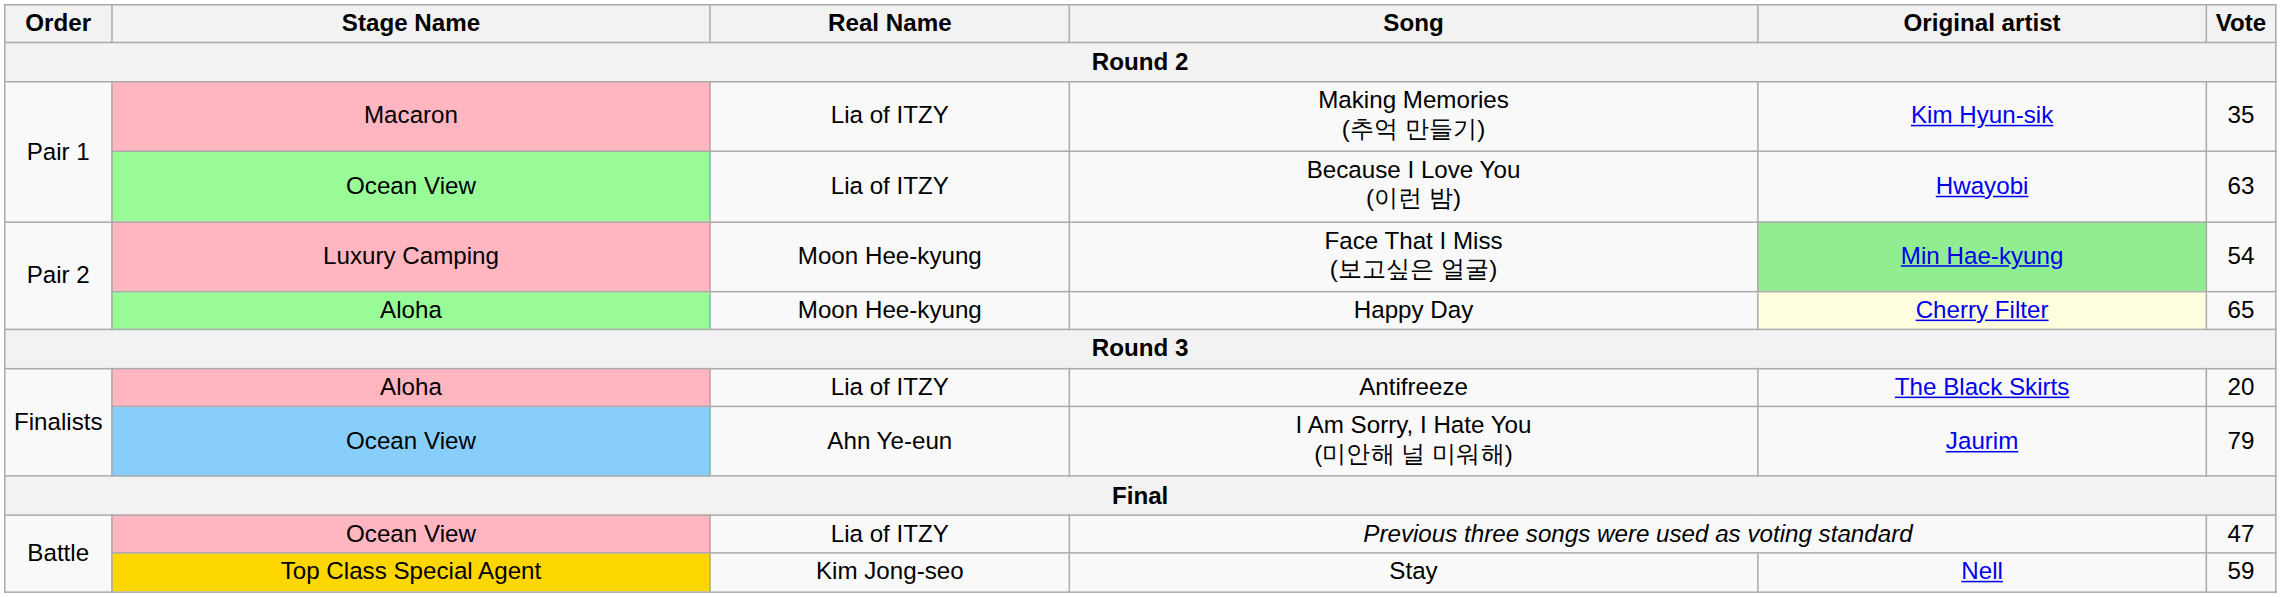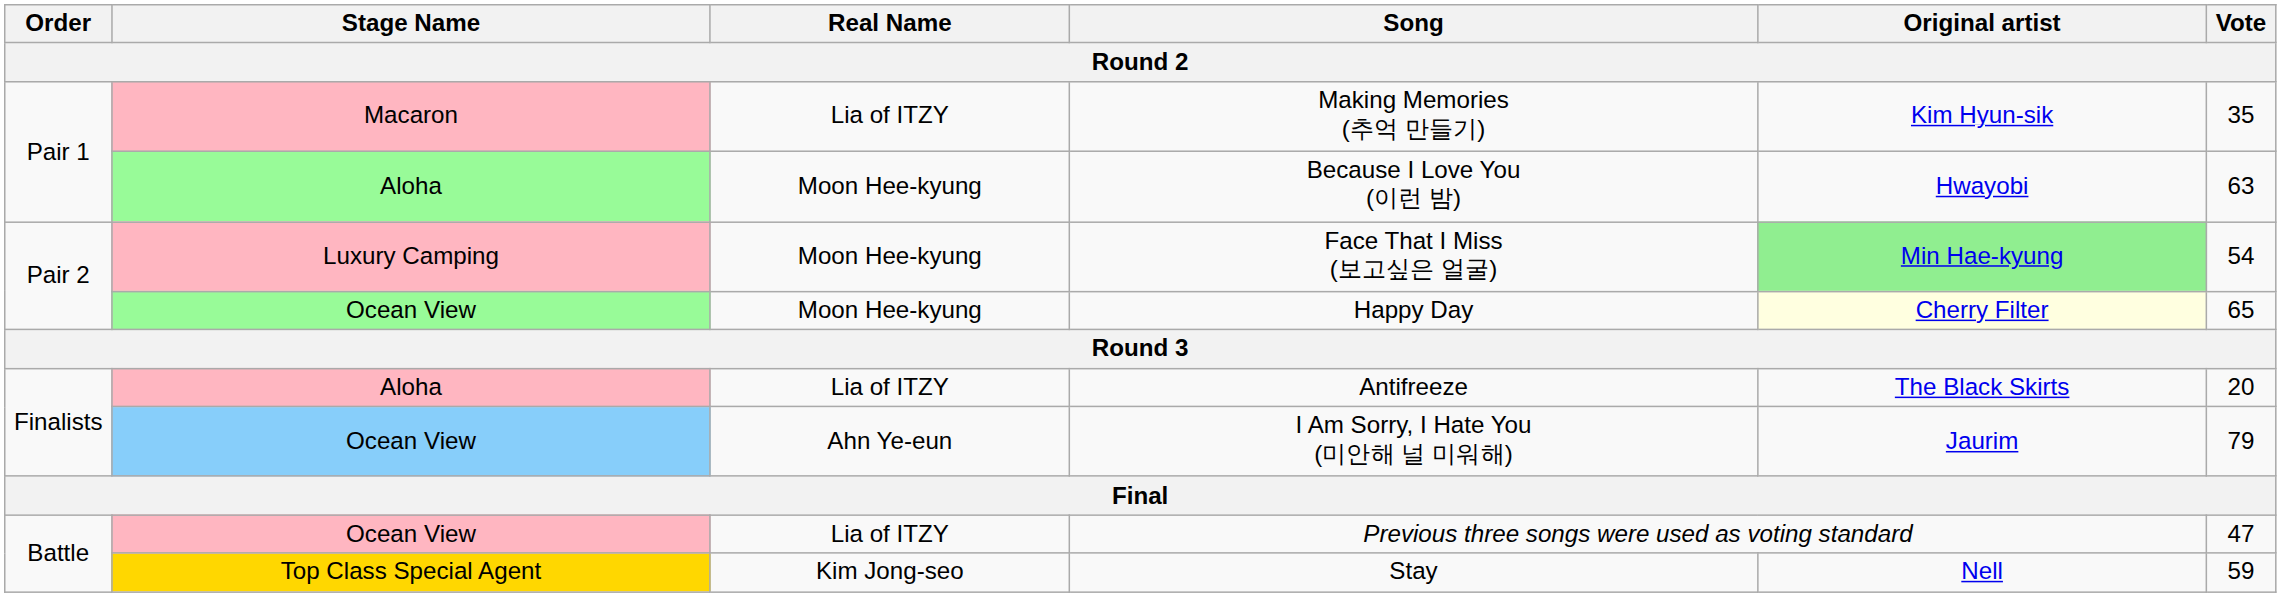(411, 186) Ocean View -> (411, 186) Aloha
(890, 186) Lia of ITZY -> (890, 186) Moon Hee-kyung
(411, 310) Aloha -> (411, 310) Ocean View
